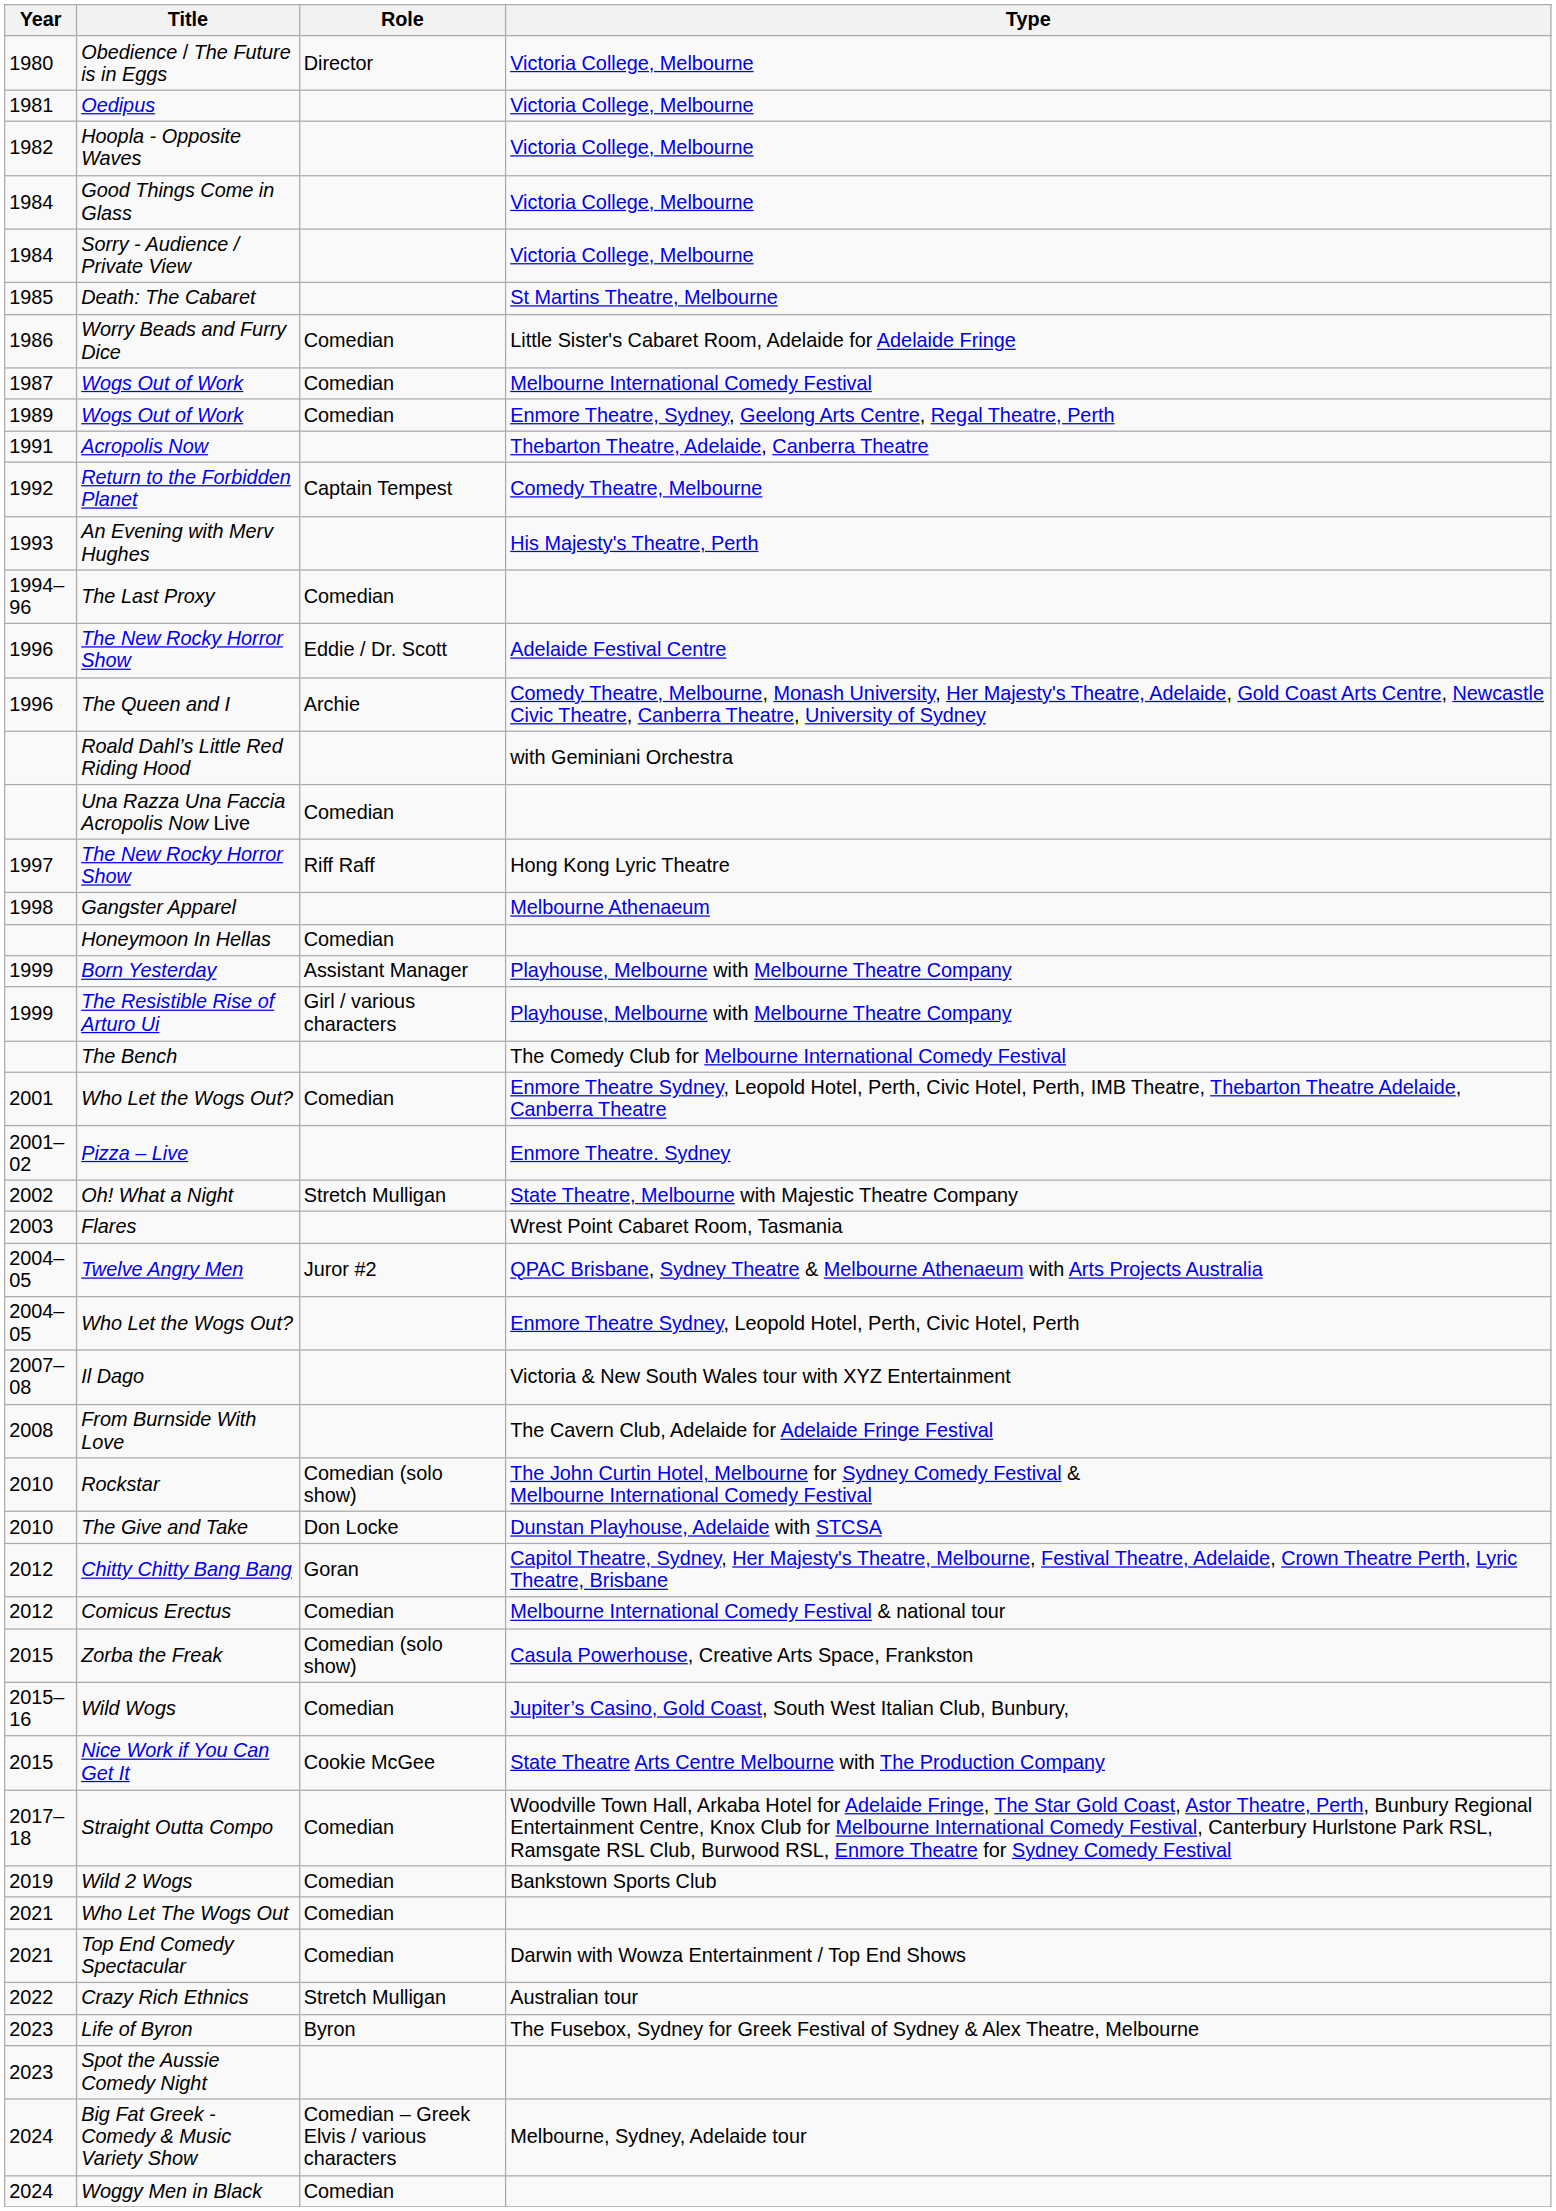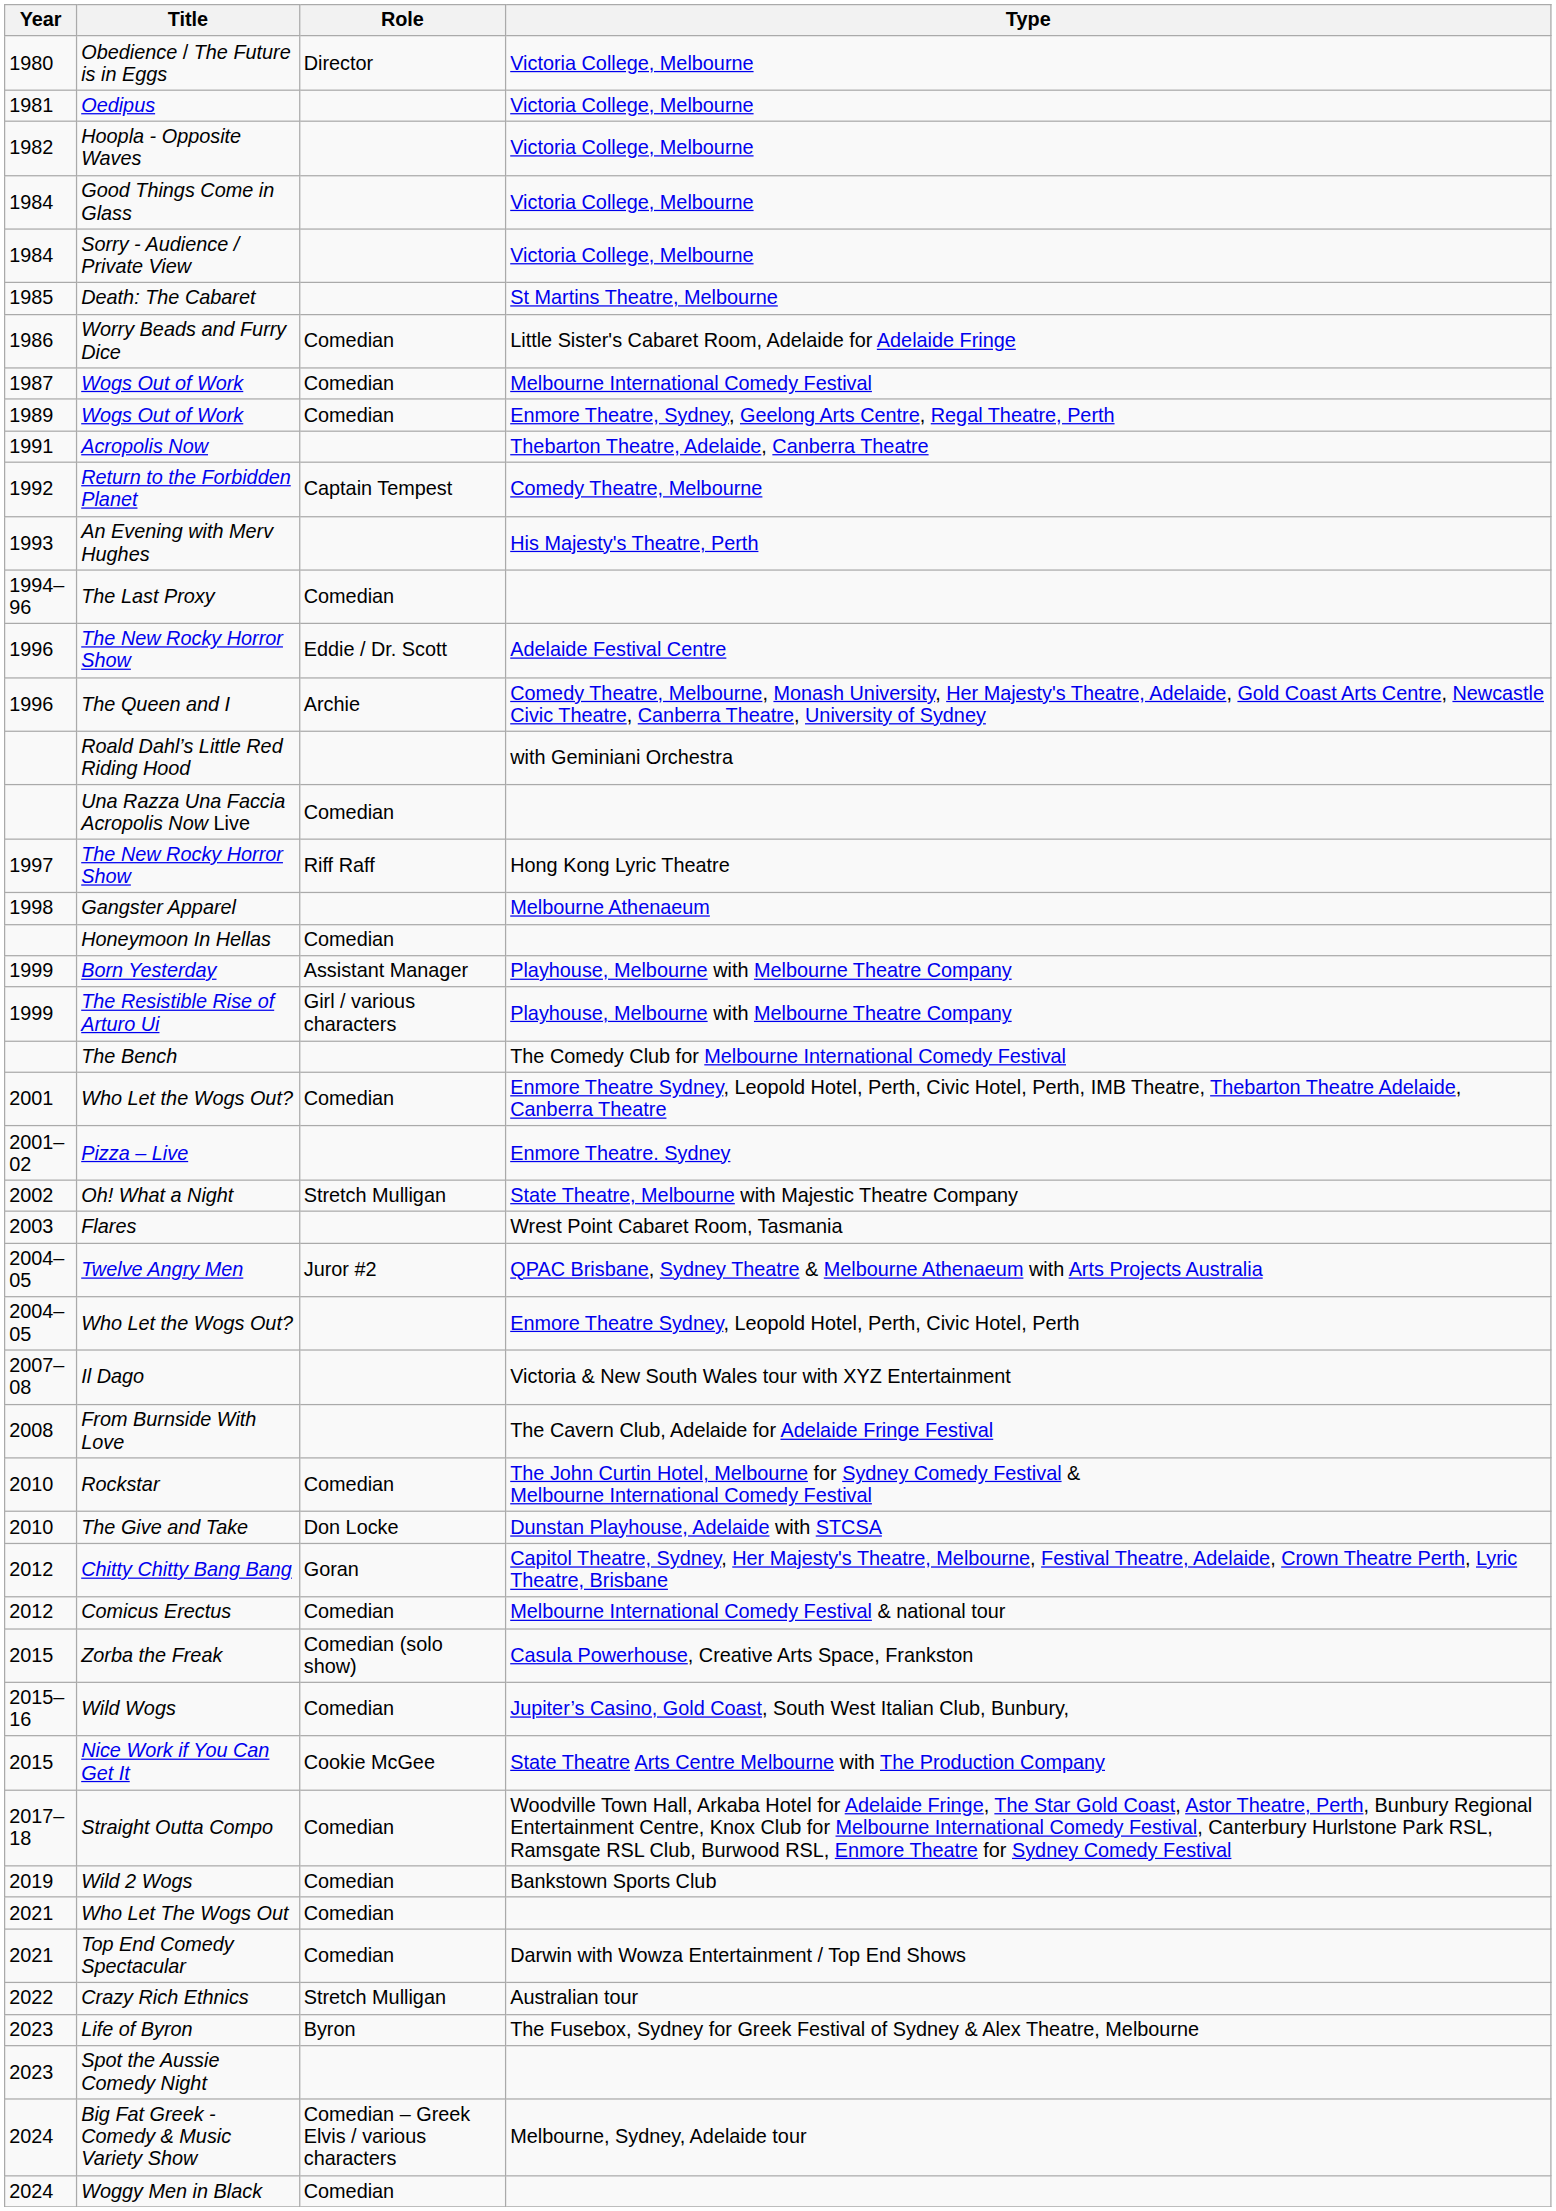(373, 1484) Comedian (solo show) -> (349, 1484) Comedian
